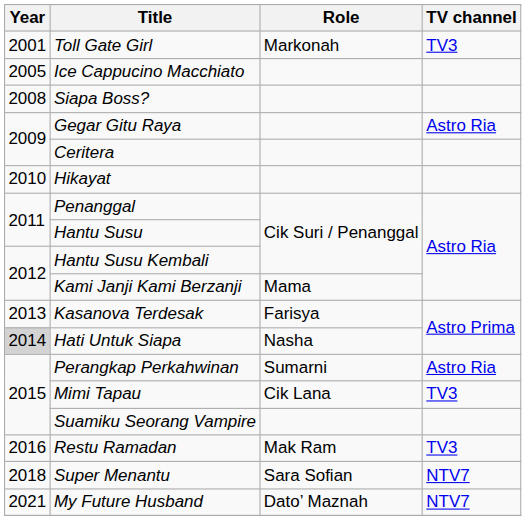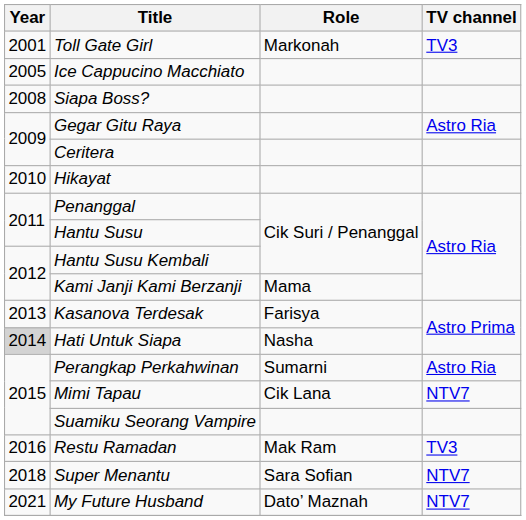(442, 394) TV3 -> (448, 394) NTV7
